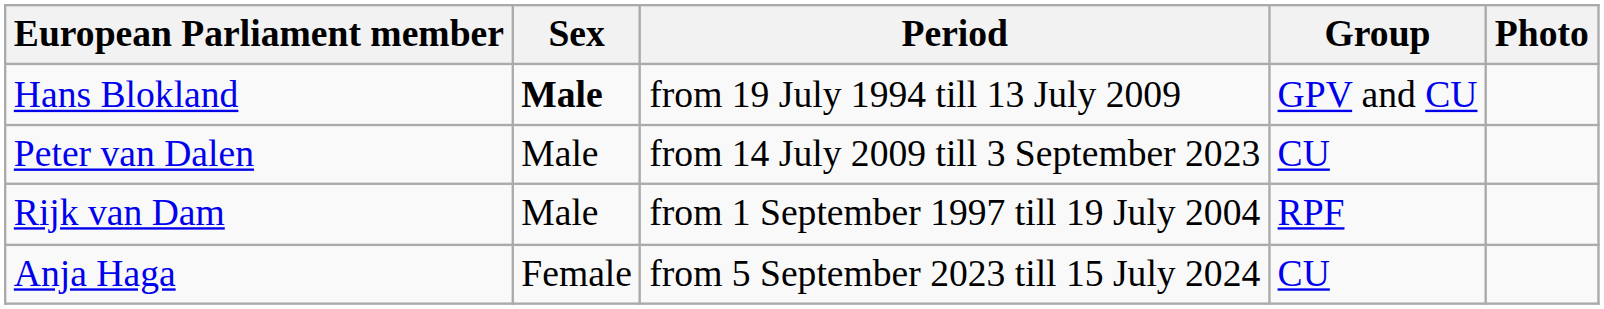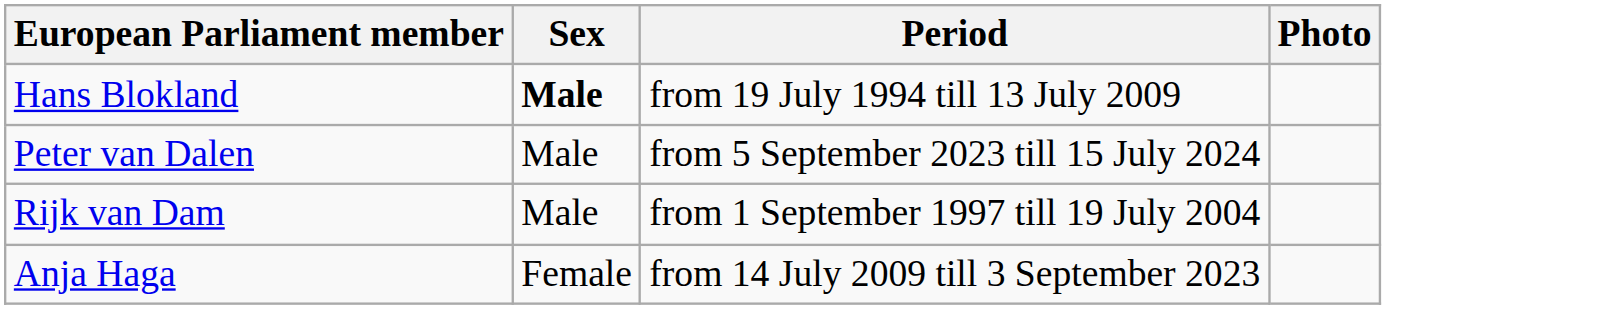- column: (1378, 34)
(955, 153) from 14 July 2009 till 3 September 2023 -> (955, 153) from 5 September 2023 till 15 July 2024
(955, 272) from 5 September 2023 till 15 July 2024 -> (955, 272) from 14 July 2009 till 3 September 2023
